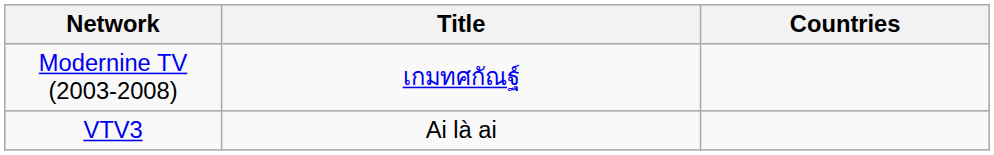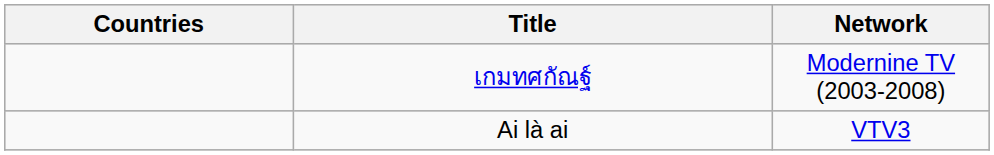columns swapped: (845, 24) <-> (113, 24)
